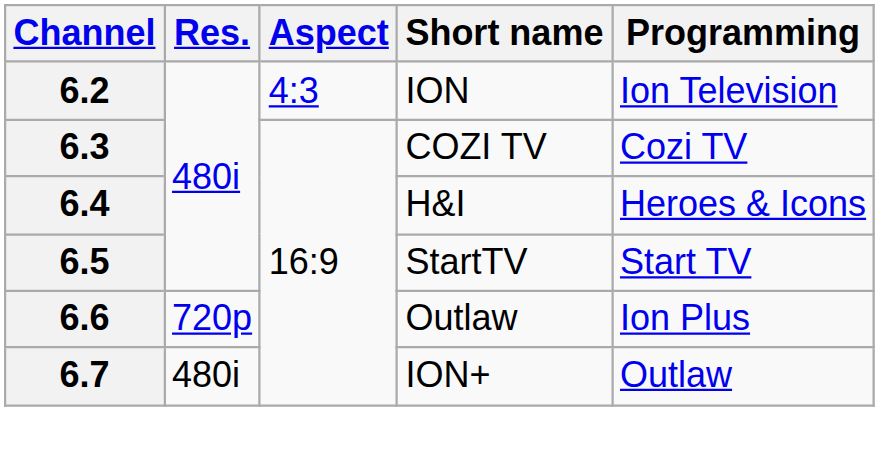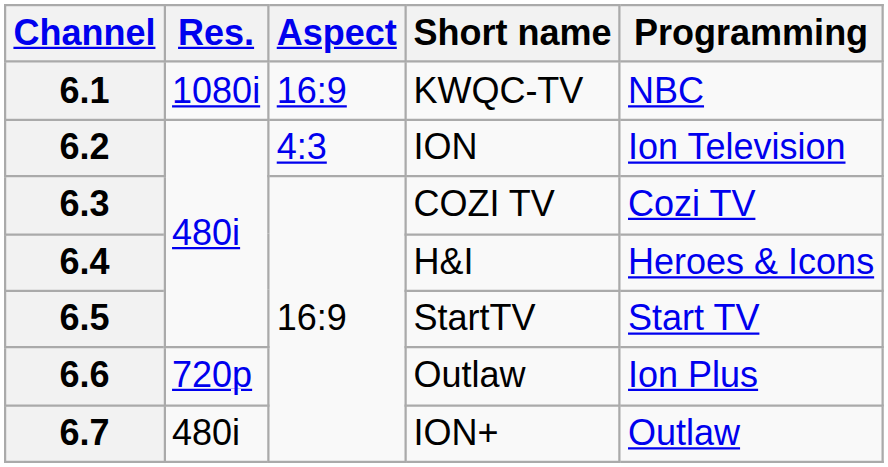+ row: (84, 90)
